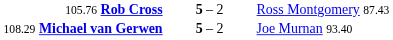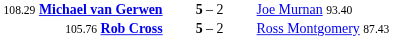rows swapped: (83, 29) <-> (114, 9)
